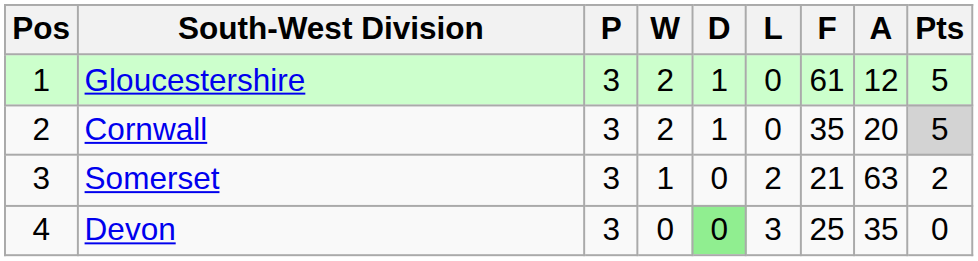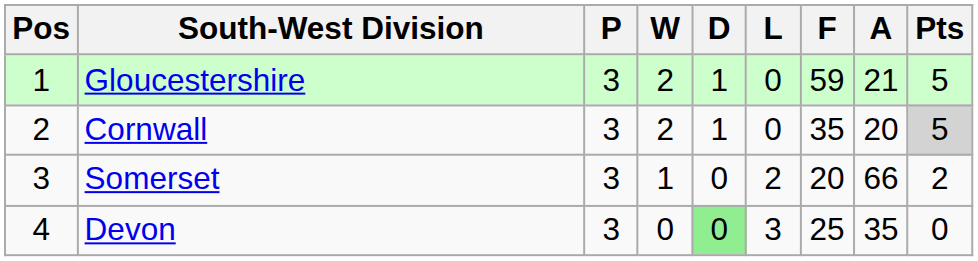(827, 79) 61 -> (827, 79) 59
(881, 79) 12 -> (881, 79) 21
(827, 179) 21 -> (827, 179) 20
(881, 179) 63 -> (881, 179) 66
